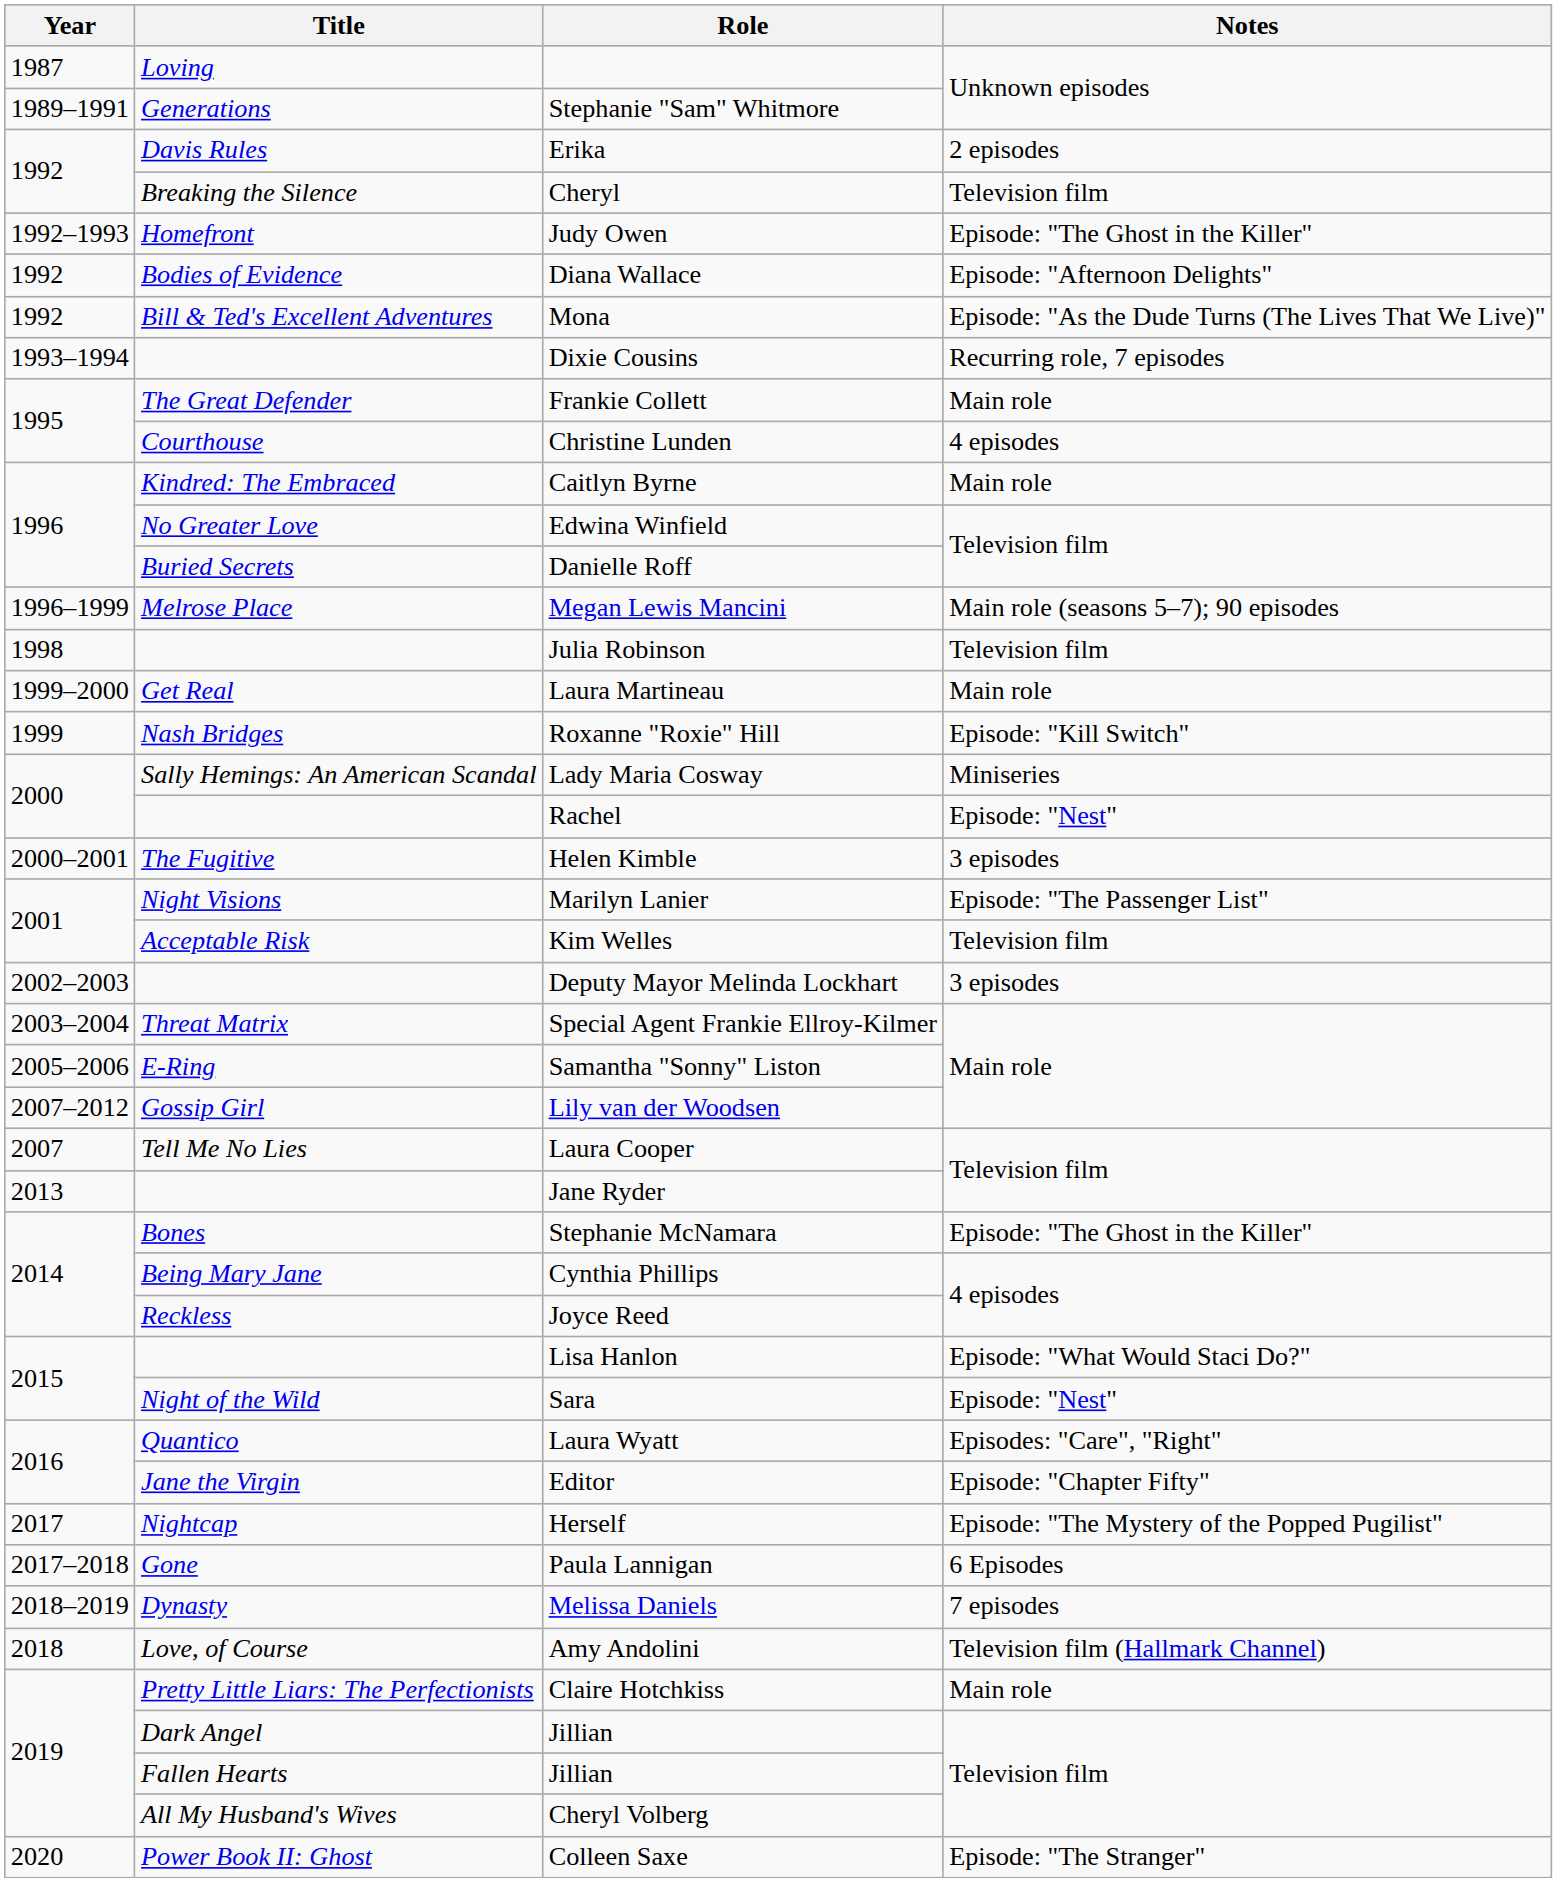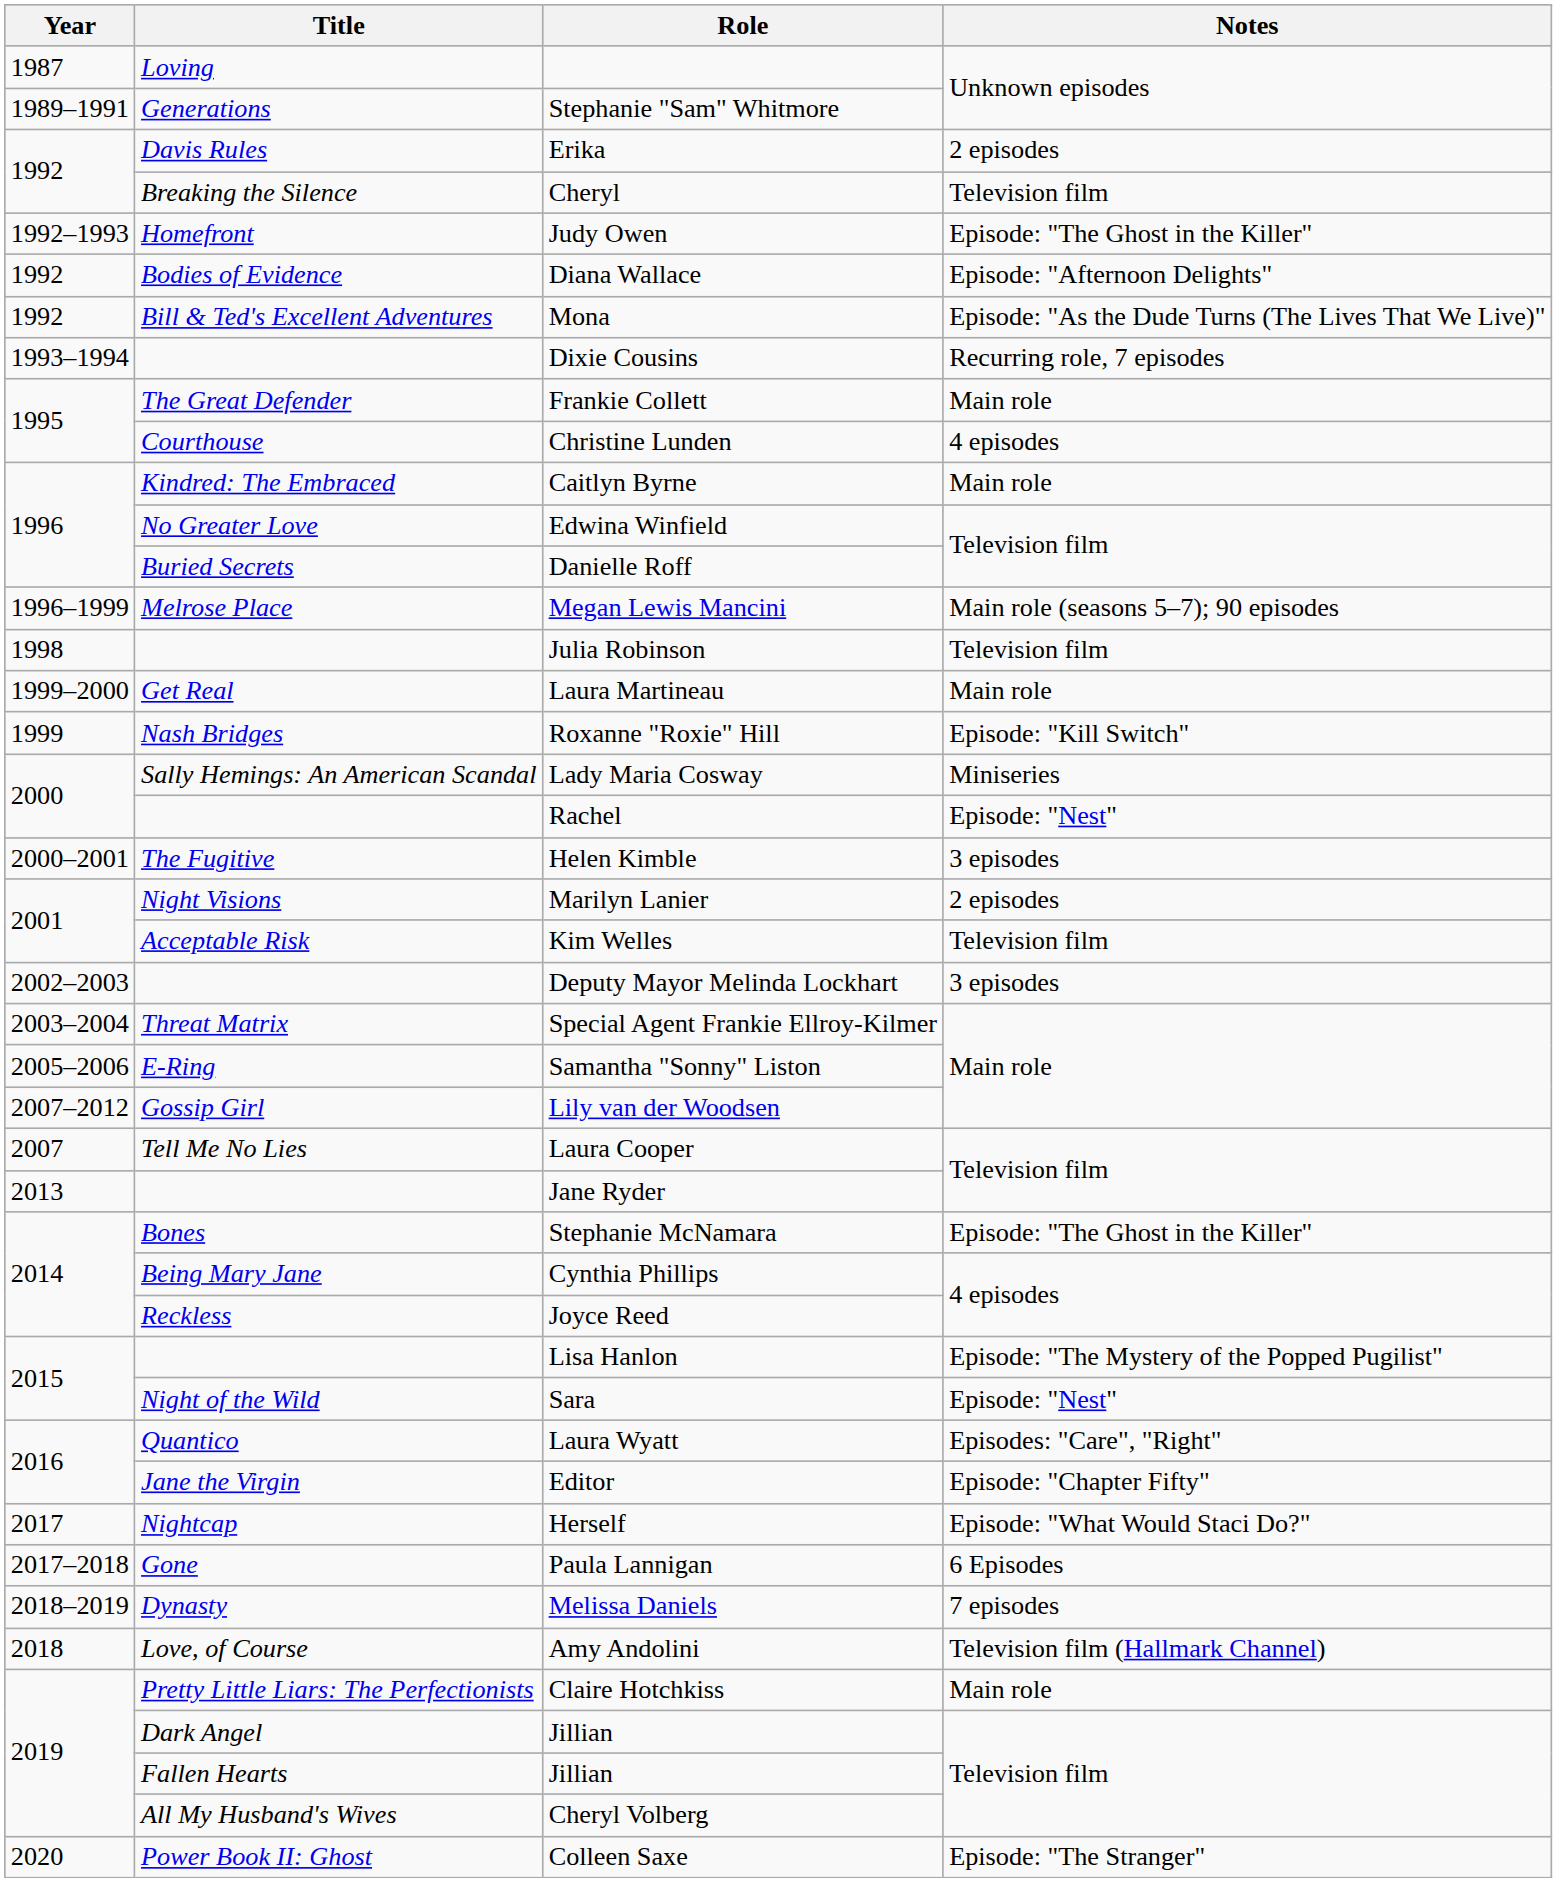(1109, 899) Episode: "The Passenger List" -> (1004, 899) 2 episodes
(1130, 1356) Episode: "What Would Staci Do?" -> (1196, 1356) Episode: "The Mystery of the Popped Pugilist"
(1196, 1523) Episode: "The Mystery of the Popped Pugilist" -> (1130, 1523) Episode: "What Would Staci Do?"
